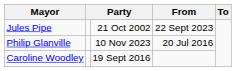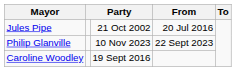(184, 27) 22 Sept 2023 -> (188, 27) 20 Jul 2016
(188, 43) 20 Jul 2016 -> (184, 43) 22 Sept 2023
